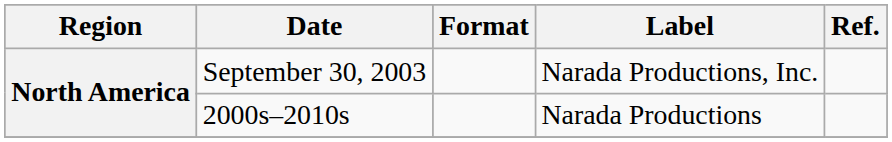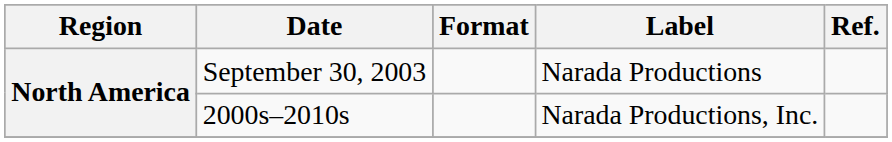(680, 70) Narada Productions, Inc. -> (652, 70) Narada Productions
(652, 114) Narada Productions -> (680, 114) Narada Productions, Inc.
